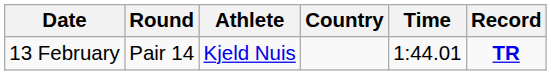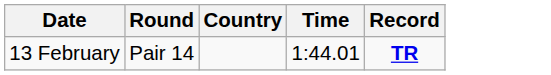- column: (250, 20)
